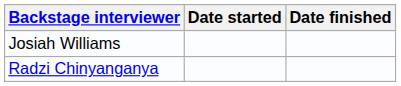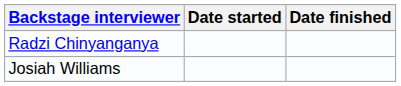rows swapped: (83, 69) <-> (64, 44)
